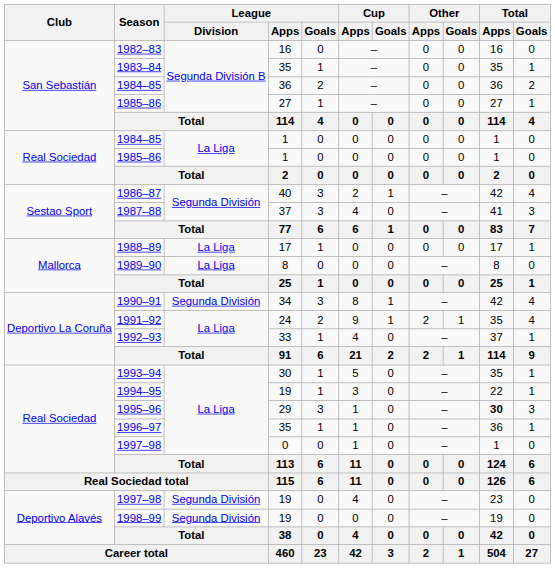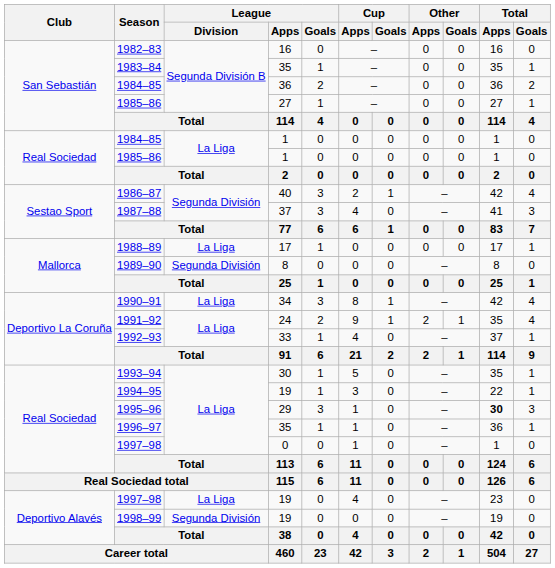(216, 265) La Liga -> (216, 265) Segunda División
(216, 301) Segunda División -> (216, 301) La Liga
(216, 499) Segunda División -> (216, 499) La Liga
